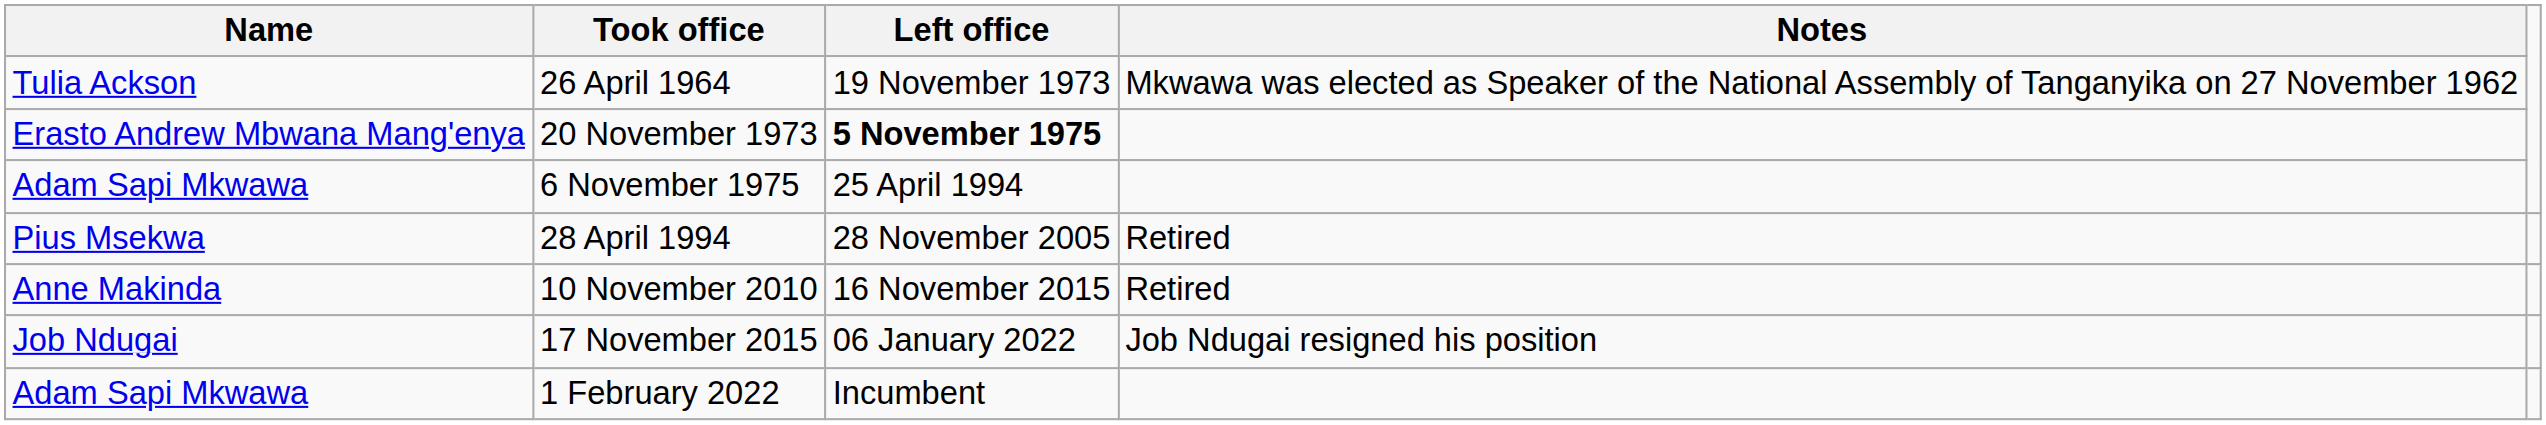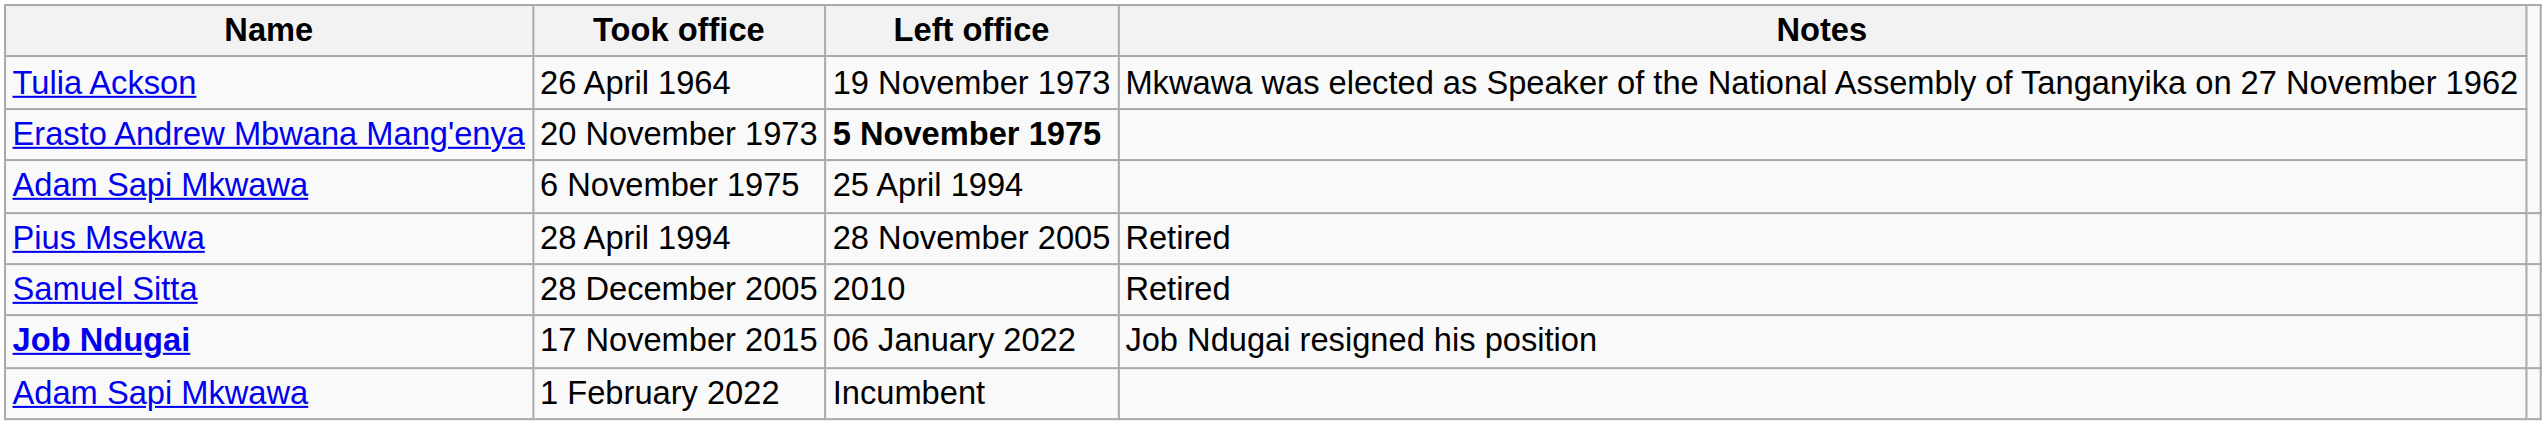+ row: (679, 289)
- row: (679, 289)
(95, 340) normal -> (101, 340) bold
